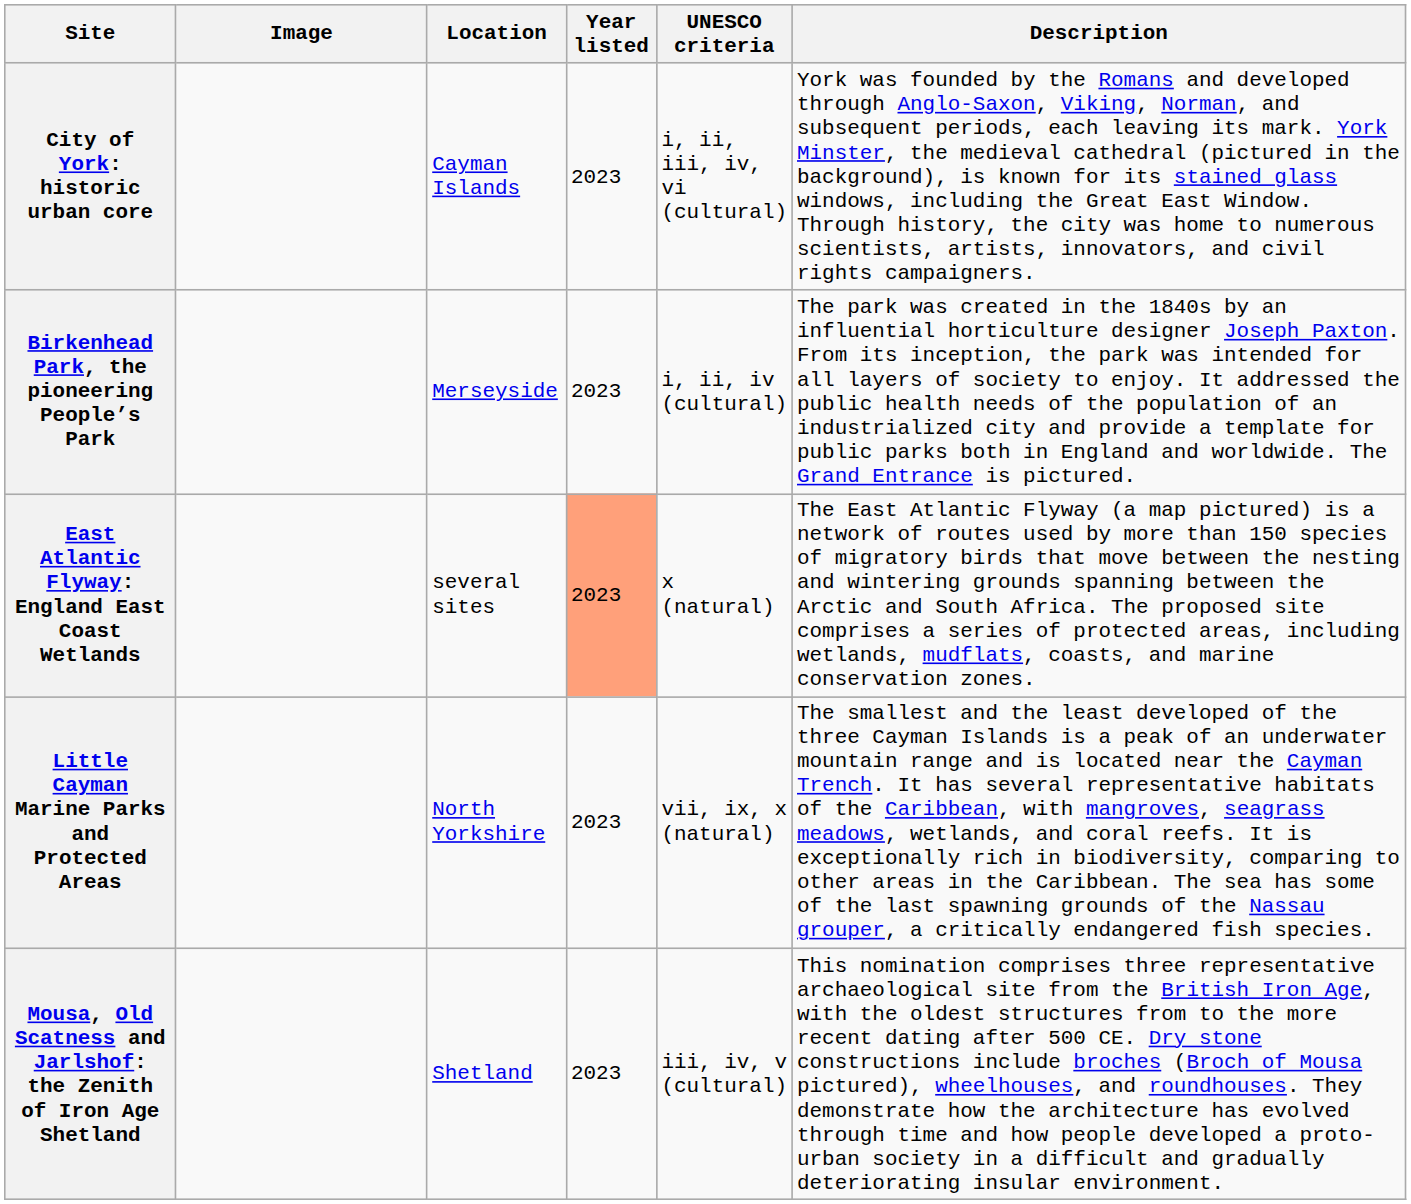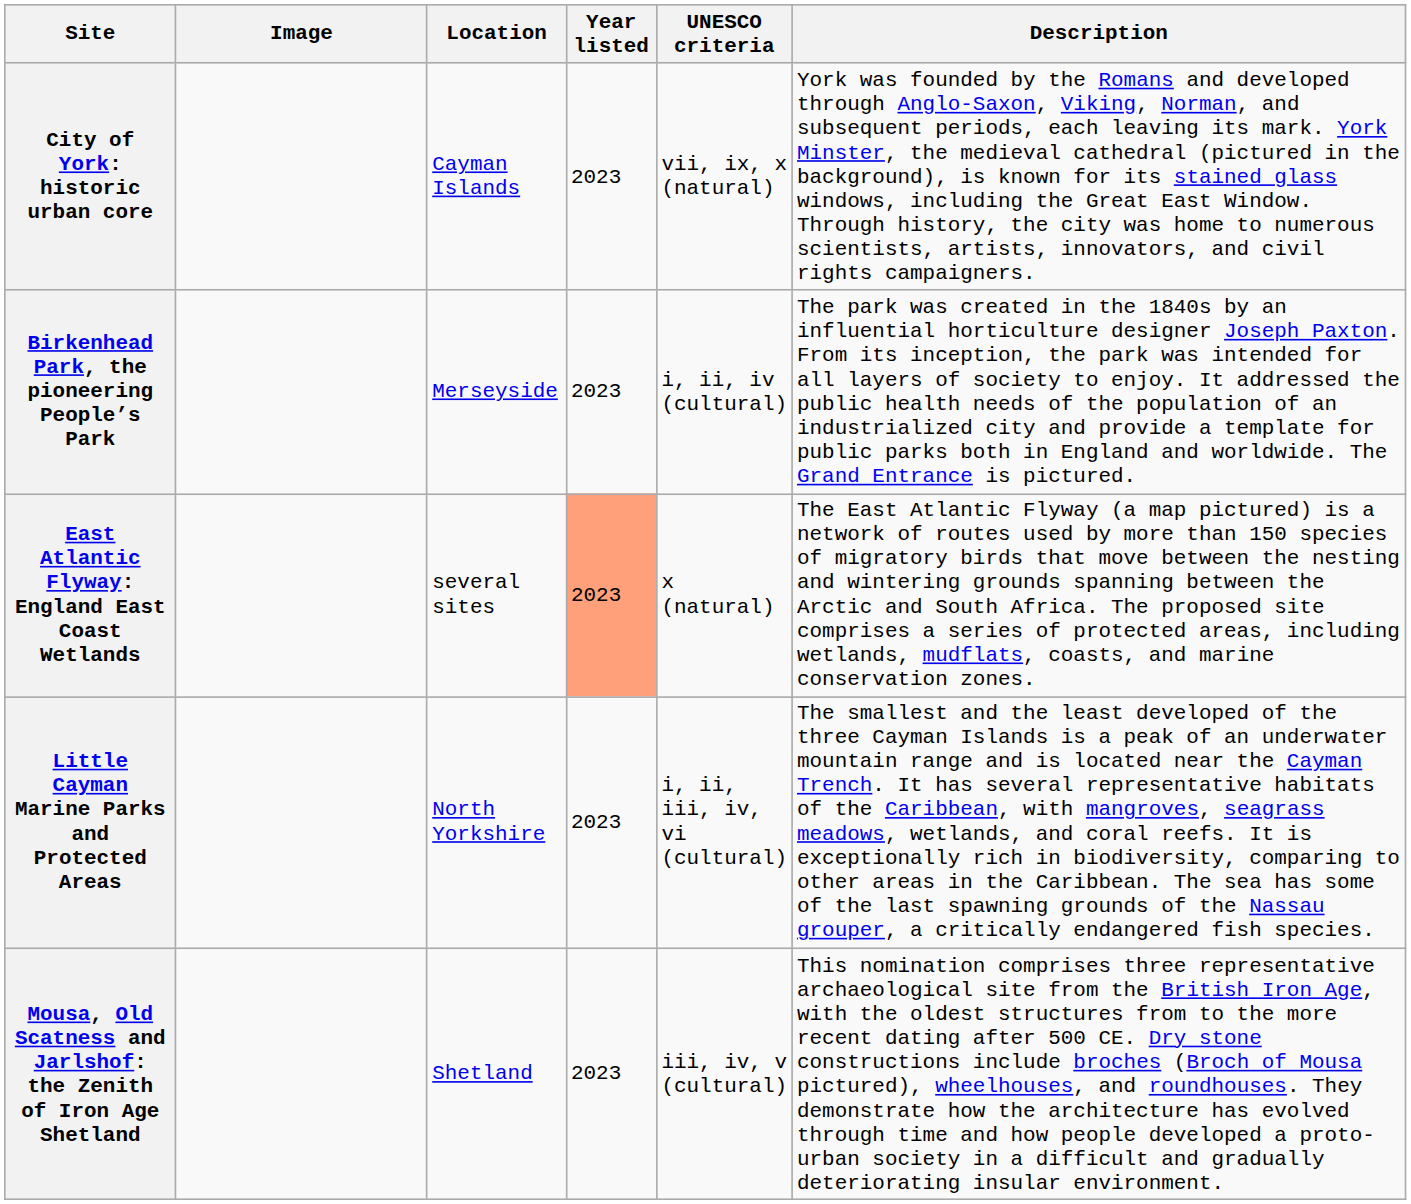(724, 177) i, ii, iii, iv, vi (cultural) -> (724, 177) vii, ix, x (natural)
(724, 822) vii, ix, x (natural) -> (724, 822) i, ii, iii, iv, vi (cultural)
